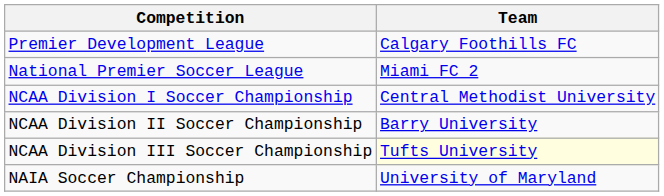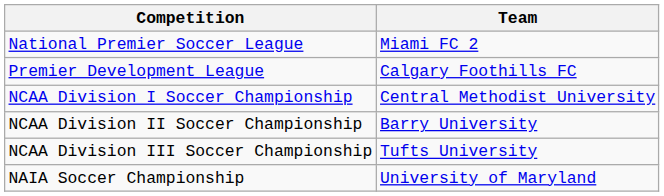rows swapped: (136, 45) <-> (156, 71)
(459, 151) lightyellow background -> (459, 151) no background
